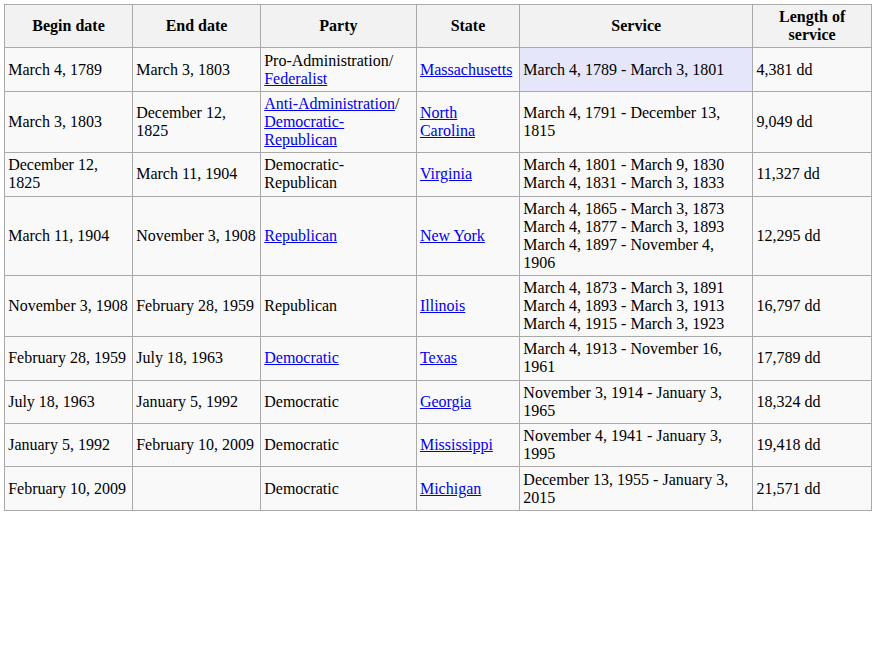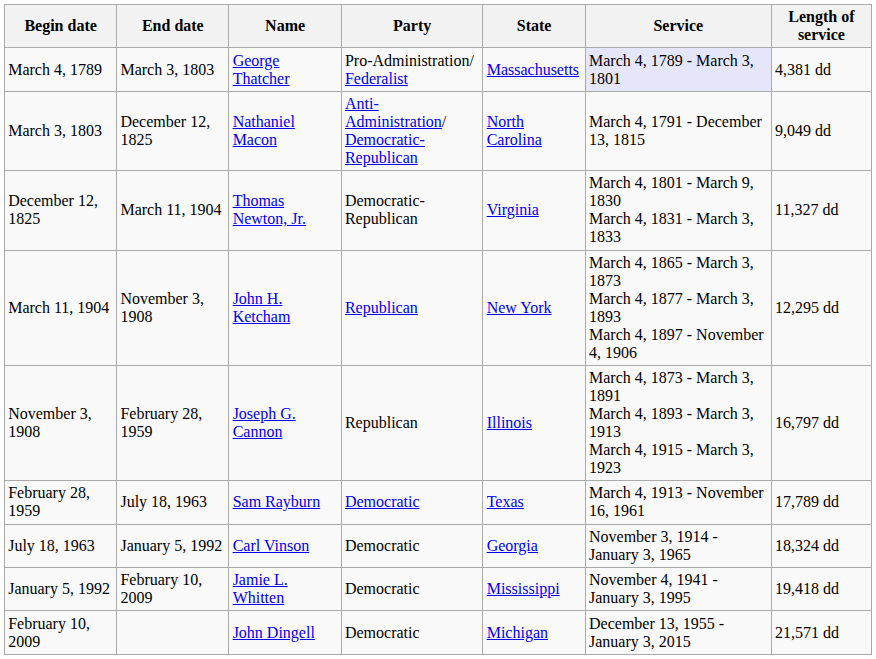+ column: (285, 26)
